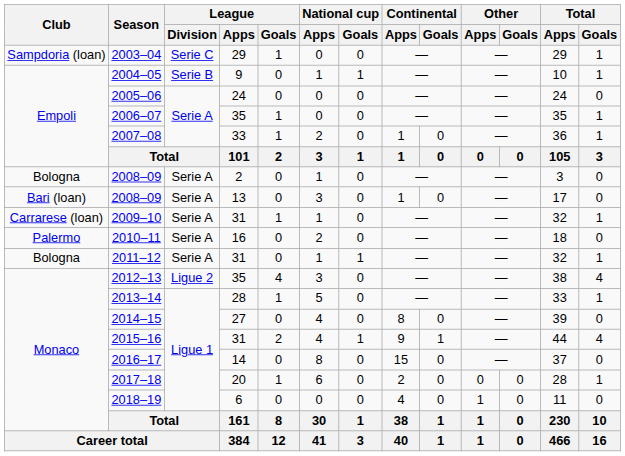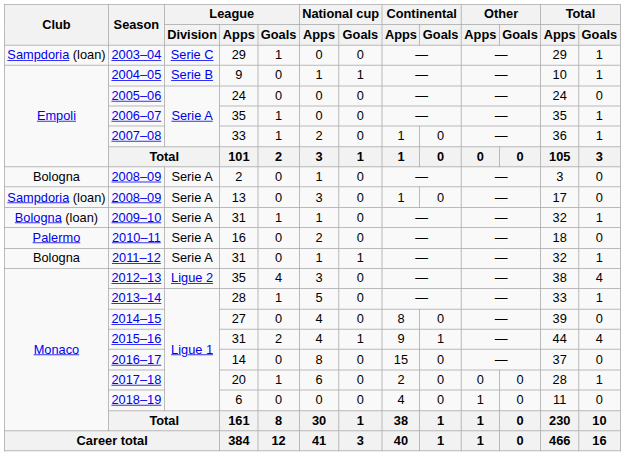(56, 197) Bari (loan) -> (56, 197) Sampdoria (loan)
(56, 217) Carrarese (loan) -> (56, 217) Bologna (loan)
